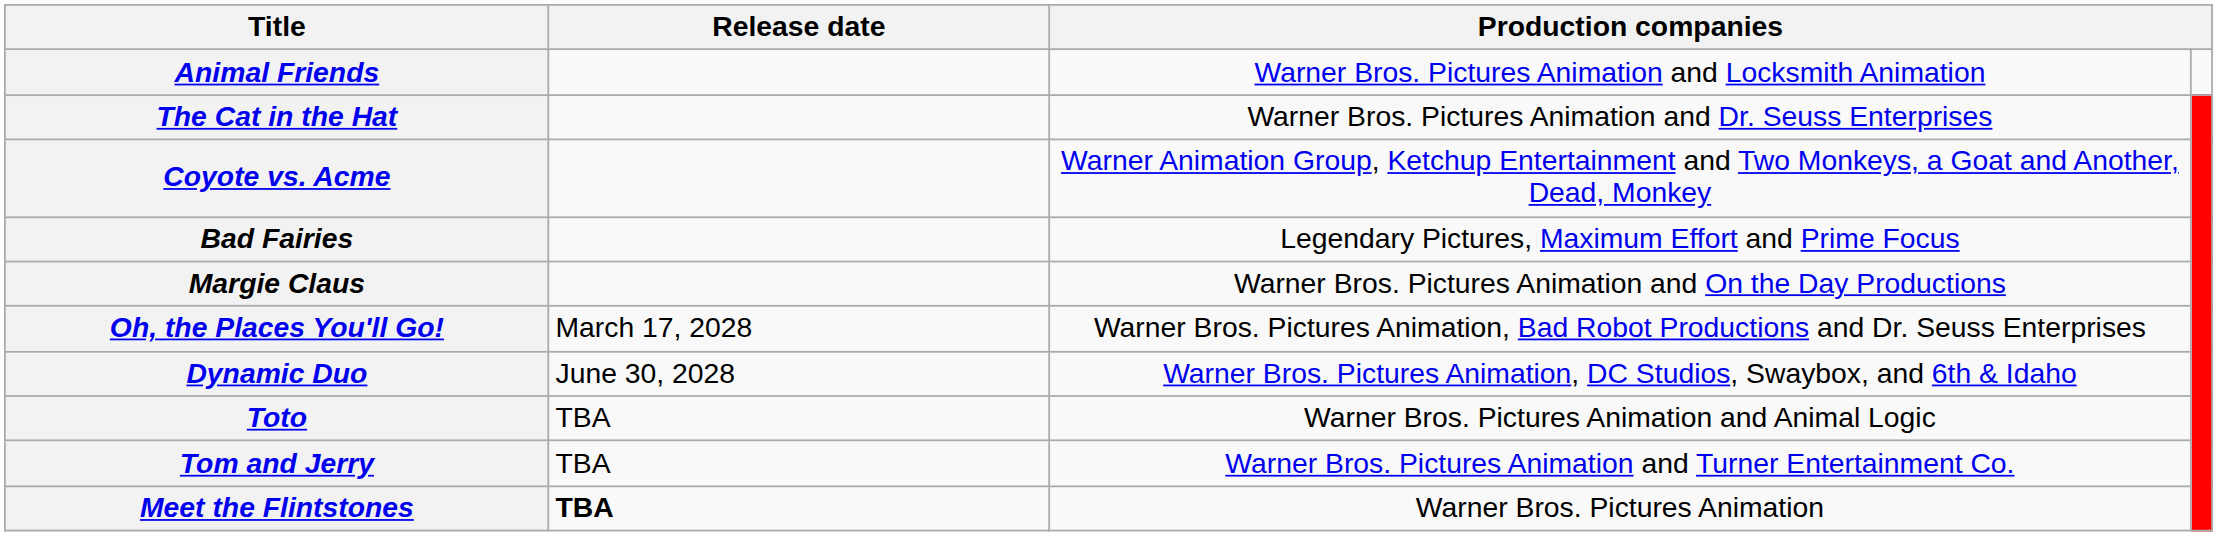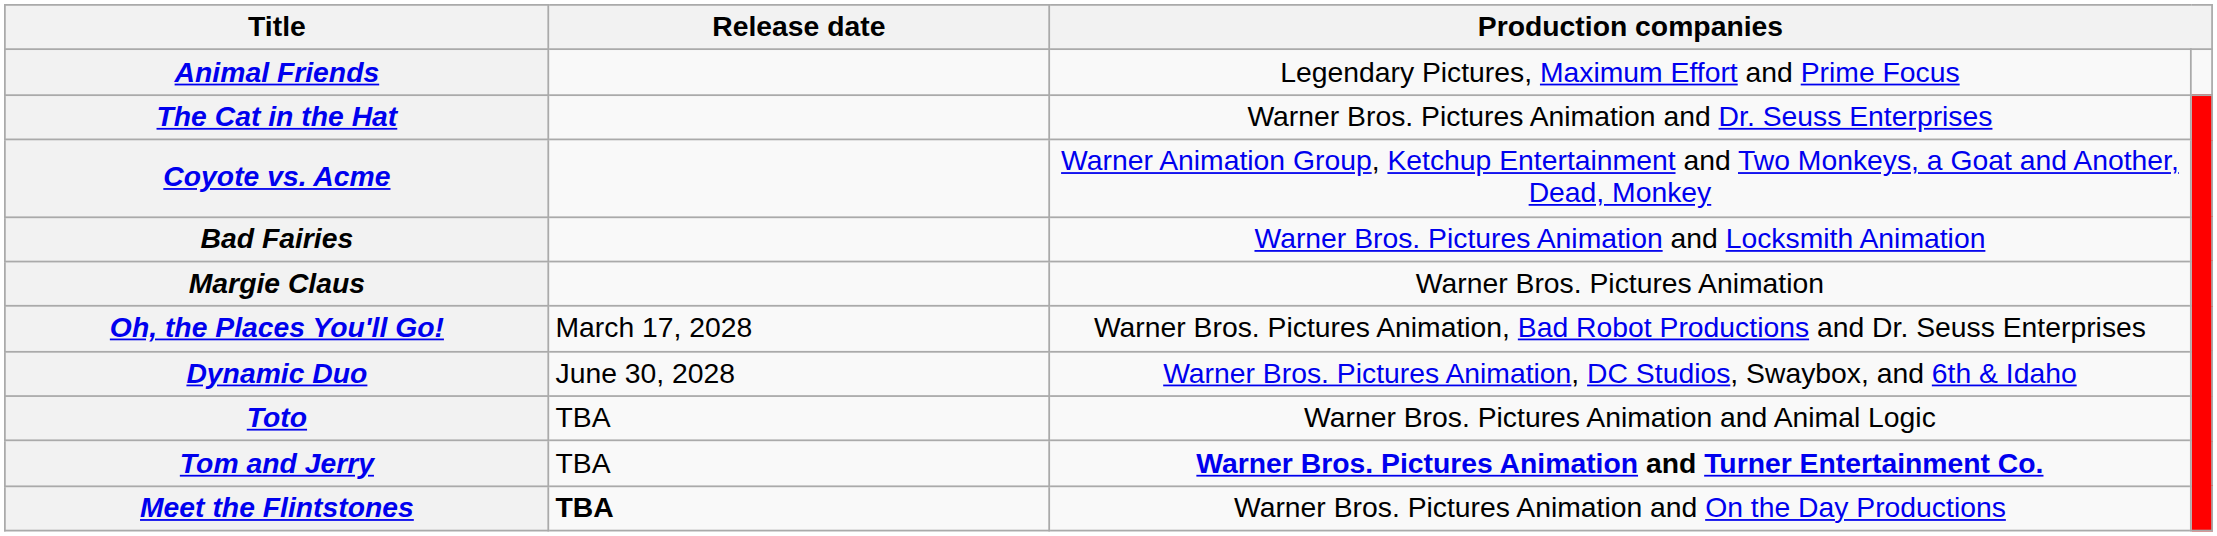(1620, 71) Warner Bros. Pictures Animation and Locksmith Animation -> (1620, 71) Legendary Pictures, Maximum Effort and Prime Focus
(1620, 238) Legendary Pictures, Maximum Effort and Prime Focus -> (1620, 238) Warner Bros. Pictures Animation and Locksmith Animation
(1620, 283) Warner Bros. Pictures Animation and On the Day Productions -> (1620, 283) Warner Bros. Pictures Animation
(1620, 463) normal -> (1620, 463) bold
(1620, 507) Warner Bros. Pictures Animation -> (1620, 507) Warner Bros. Pictures Animation and On the Day Productions
